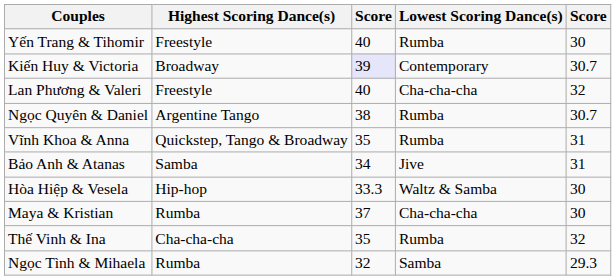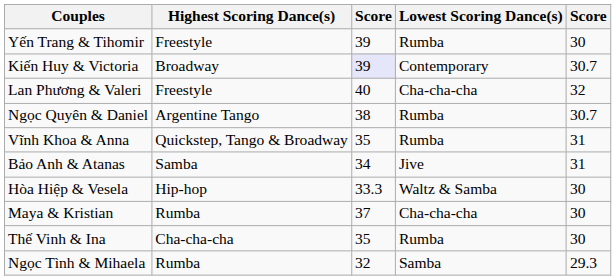(363, 41) 40 -> (363, 41) 39
(578, 238) 32 -> (578, 238) 30
